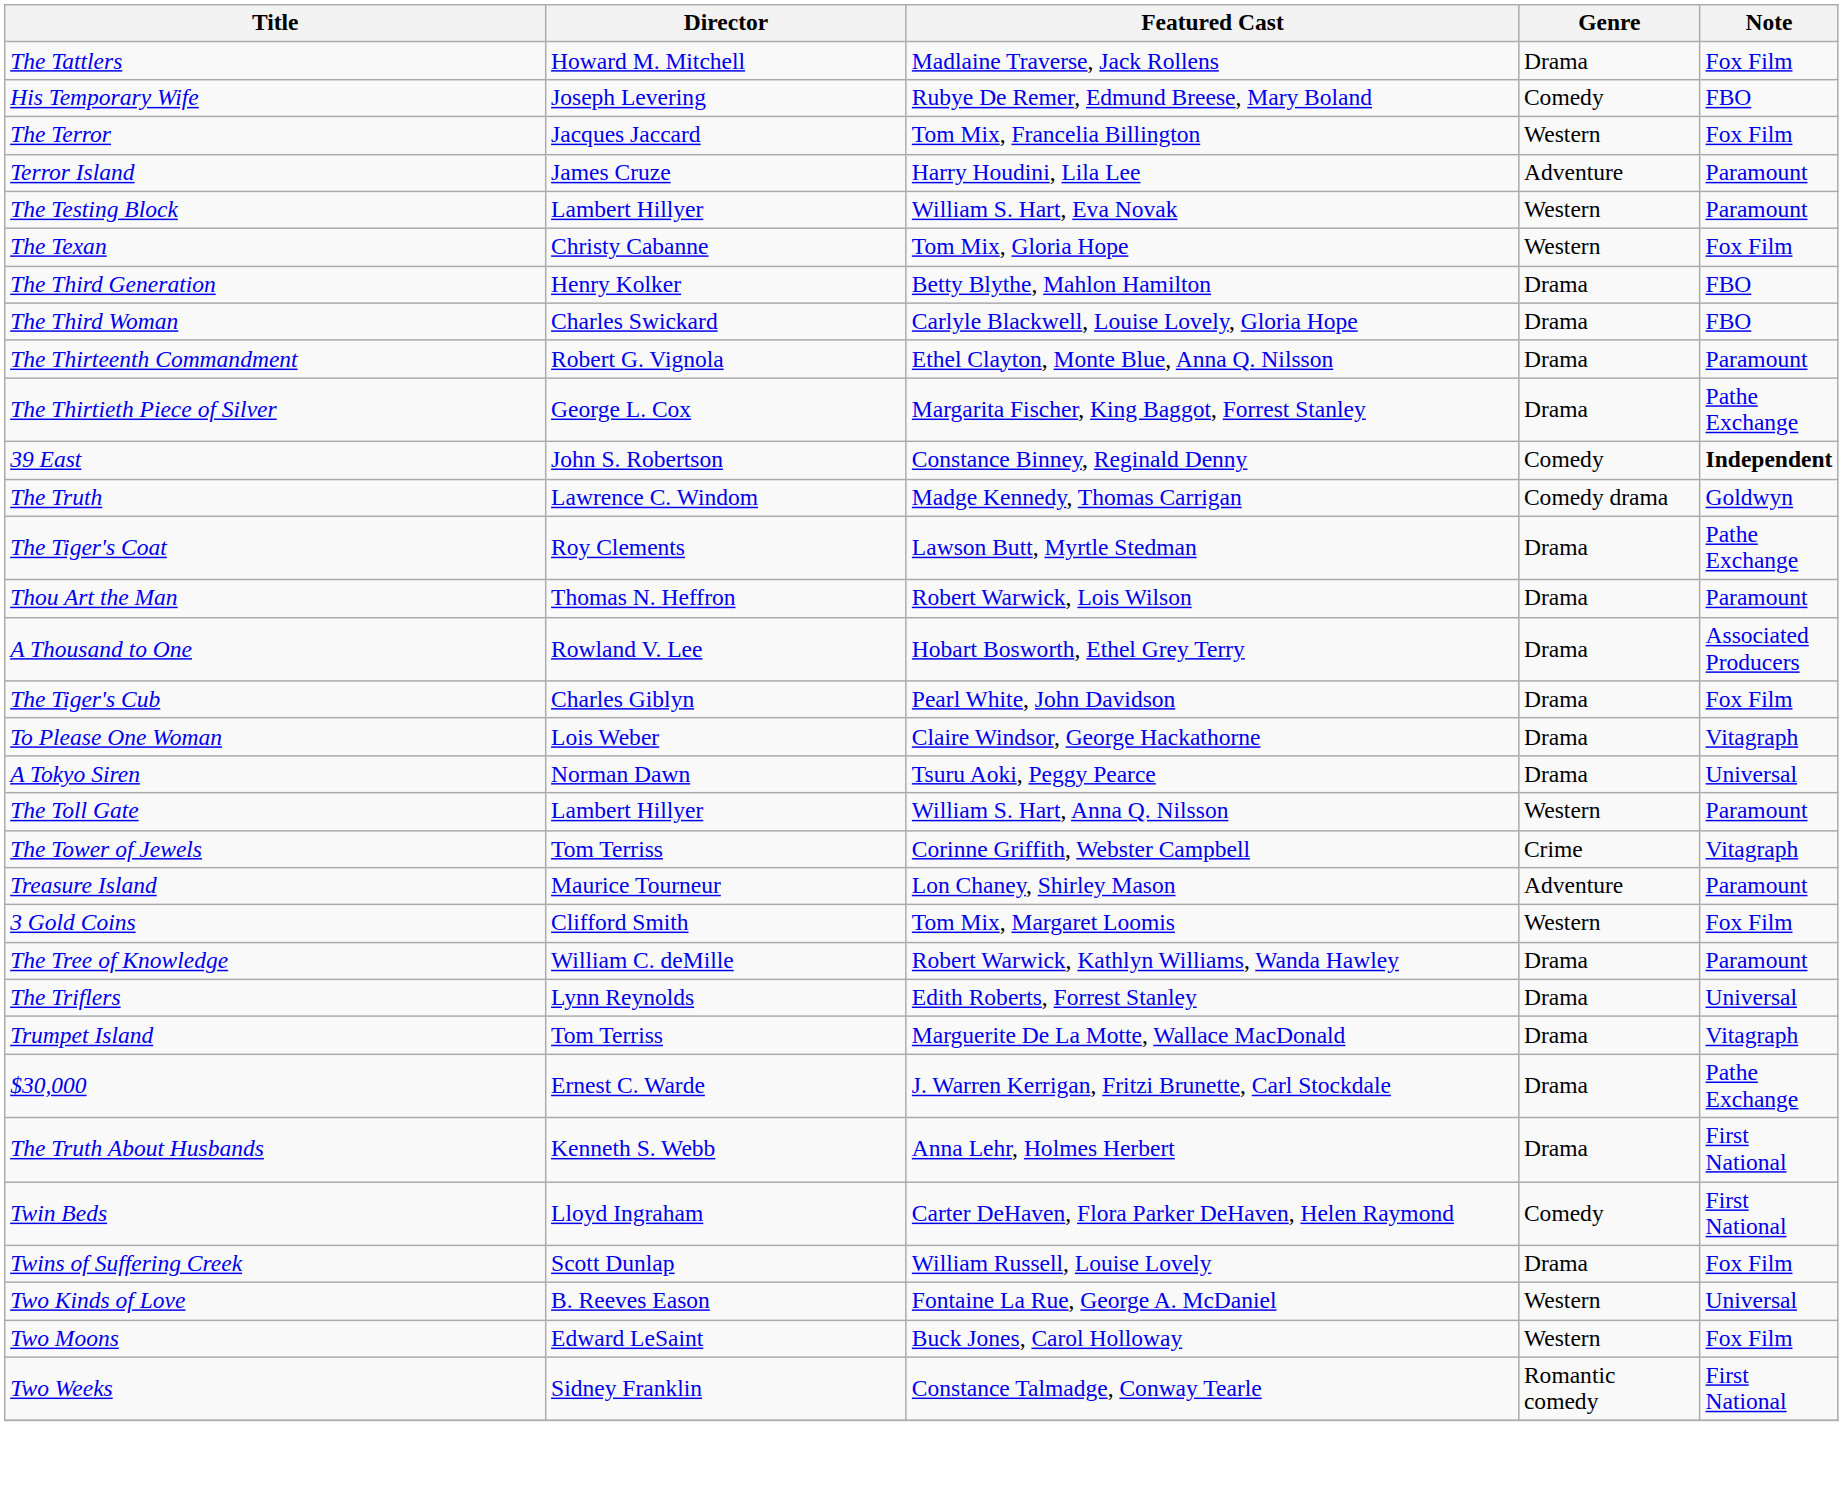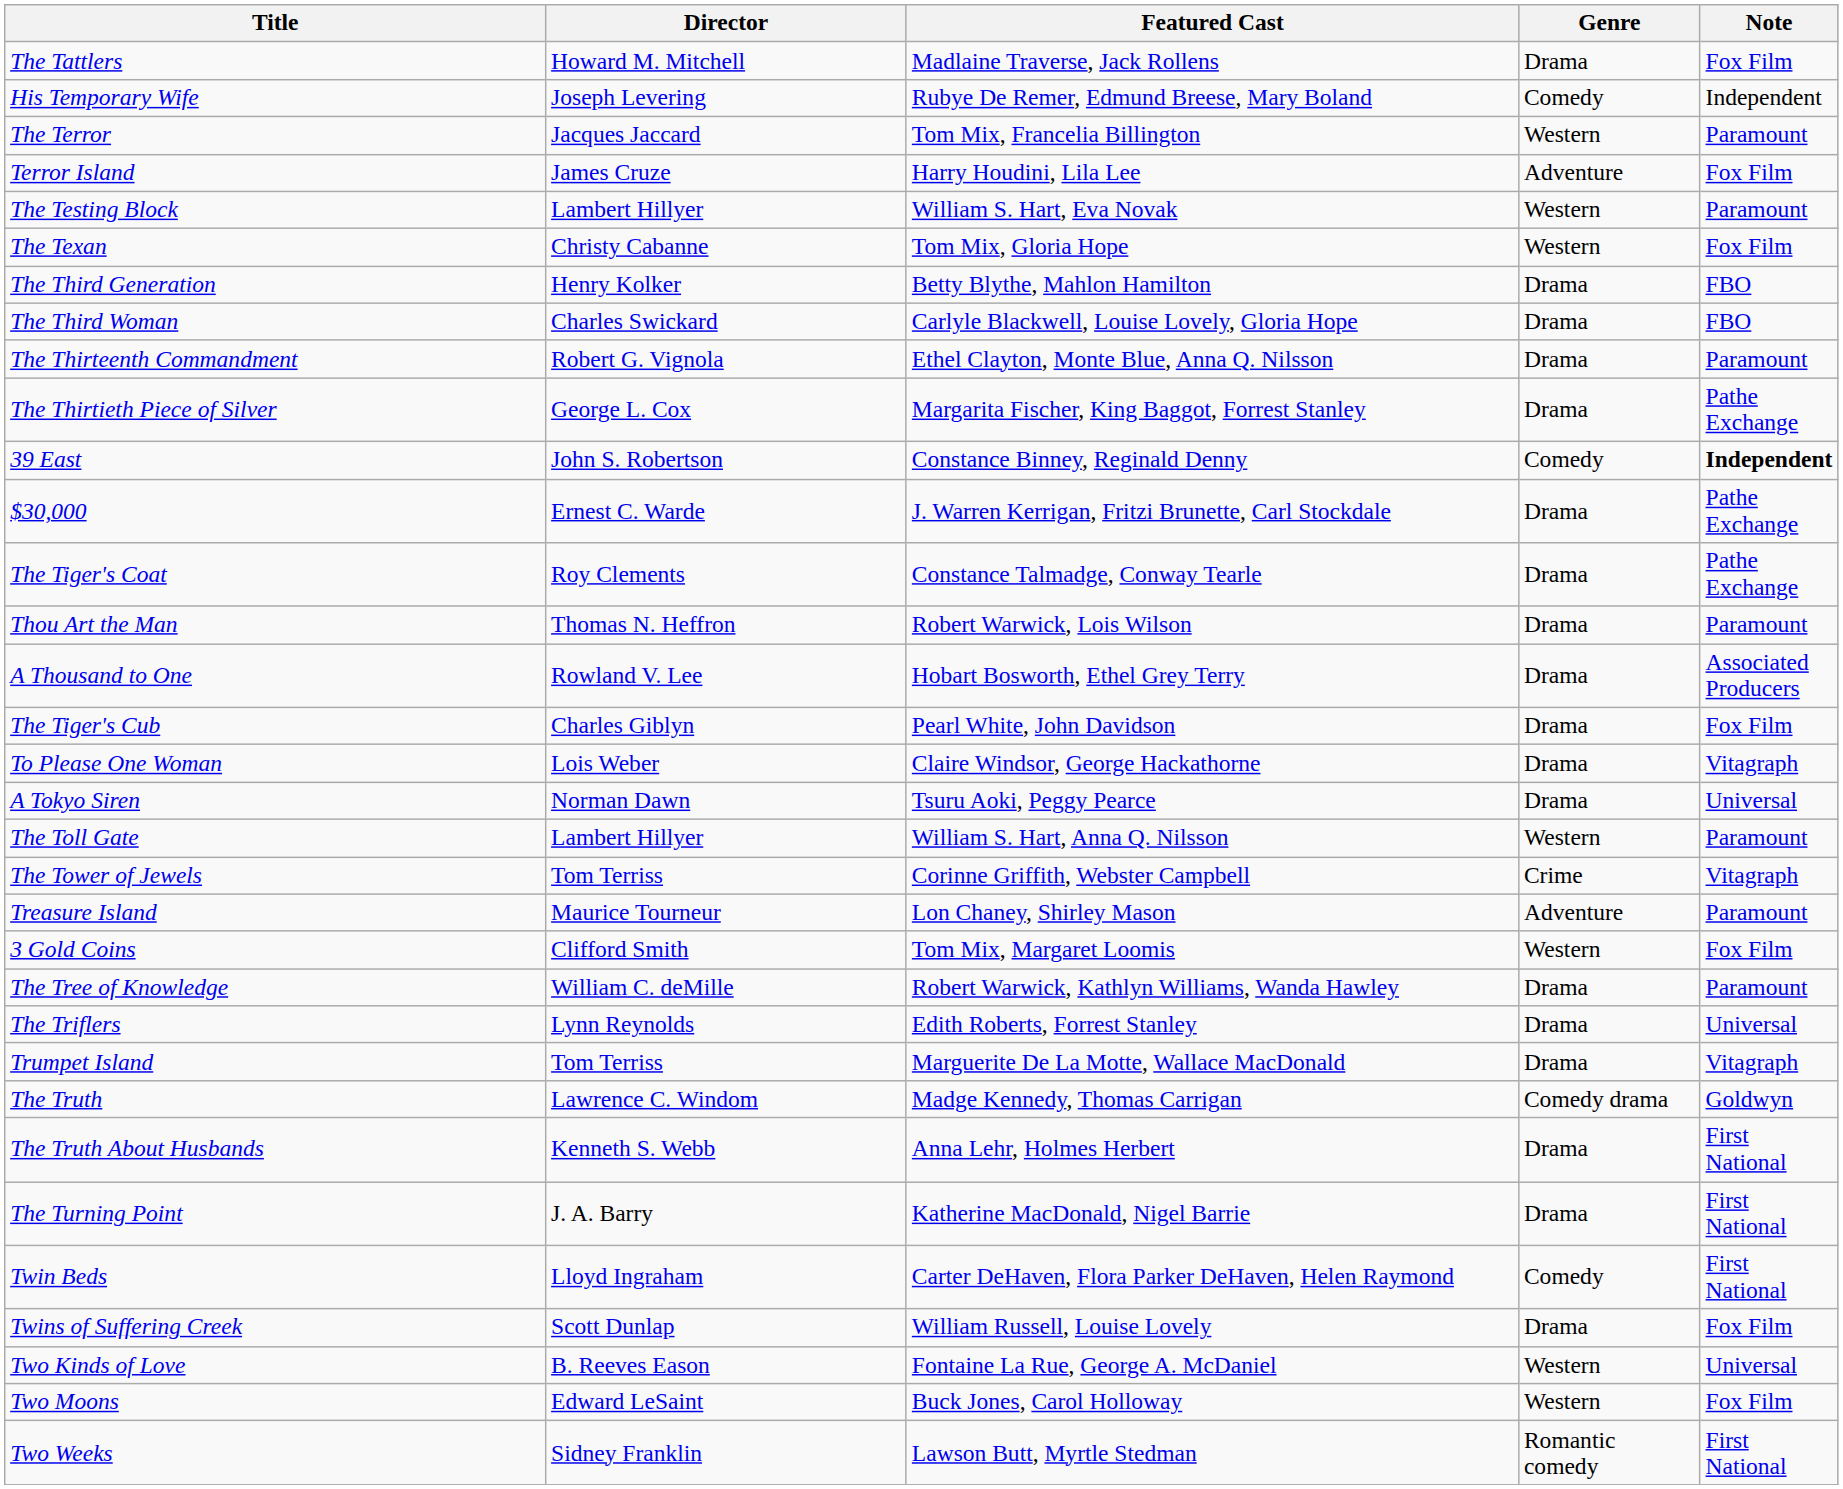(1728, 97) FBO -> (1764, 97) Independent
(1749, 135) Fox Film -> (1757, 135) Paramount
(1757, 172) Paramount -> (1749, 172) Fox Film
rows swapped: (48, 1085) <-> (56, 497)
(1054, 547) Lawson Butt, Myrtle Stedman -> (1087, 574) Constance Talmadge, Conway Tearle
+ row: (96, 1213)
(1087, 1388) Constance Talmadge, Conway Tearle -> (1054, 1452) Lawson Butt, Myrtle Stedman
